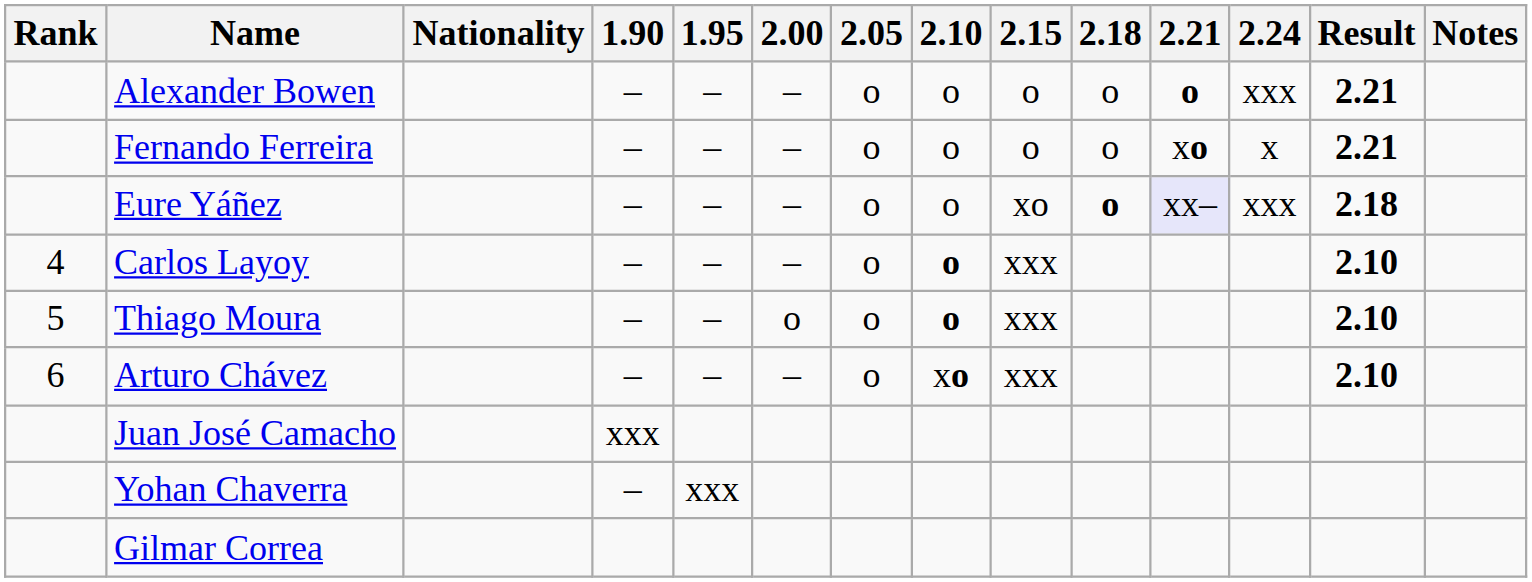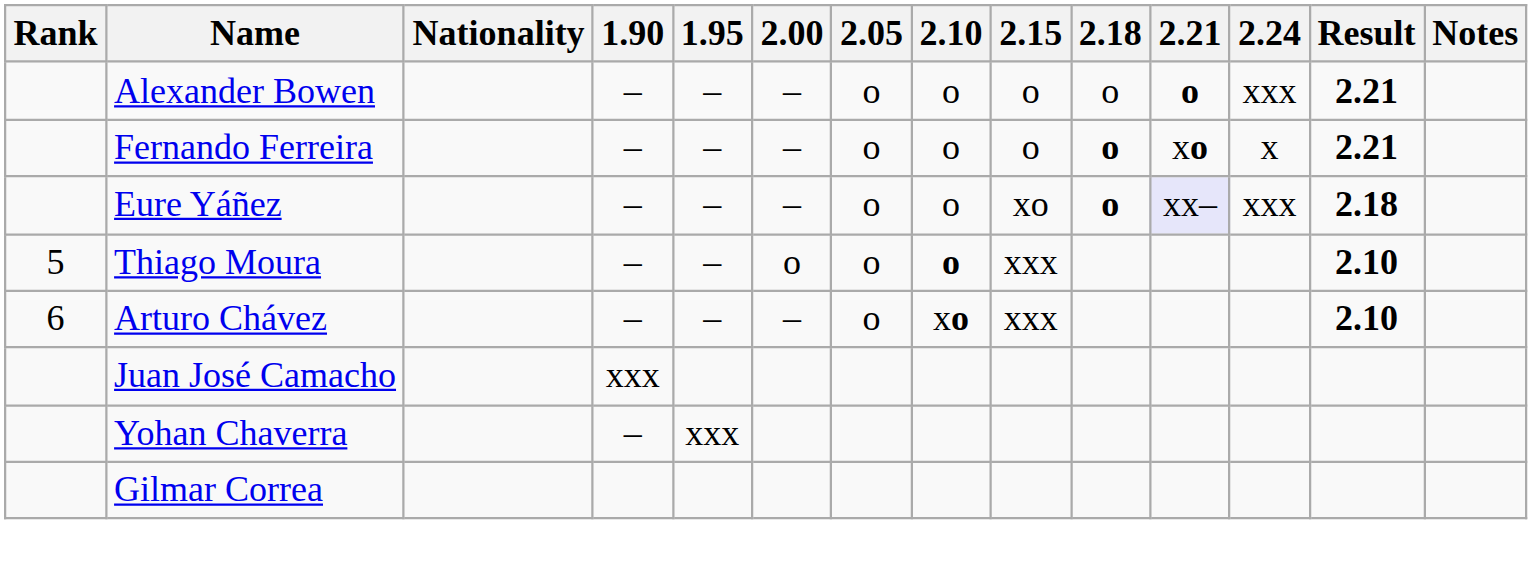(1110, 147) normal -> (1110, 147) bold
- row: (212, 261)
